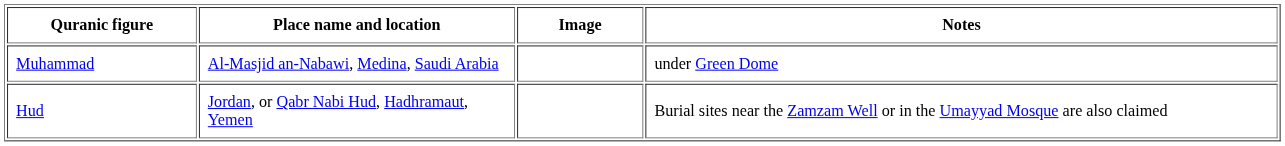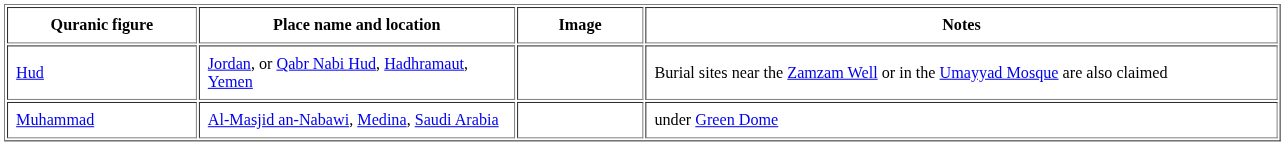rows swapped: (55, 63) <-> (30, 111)
